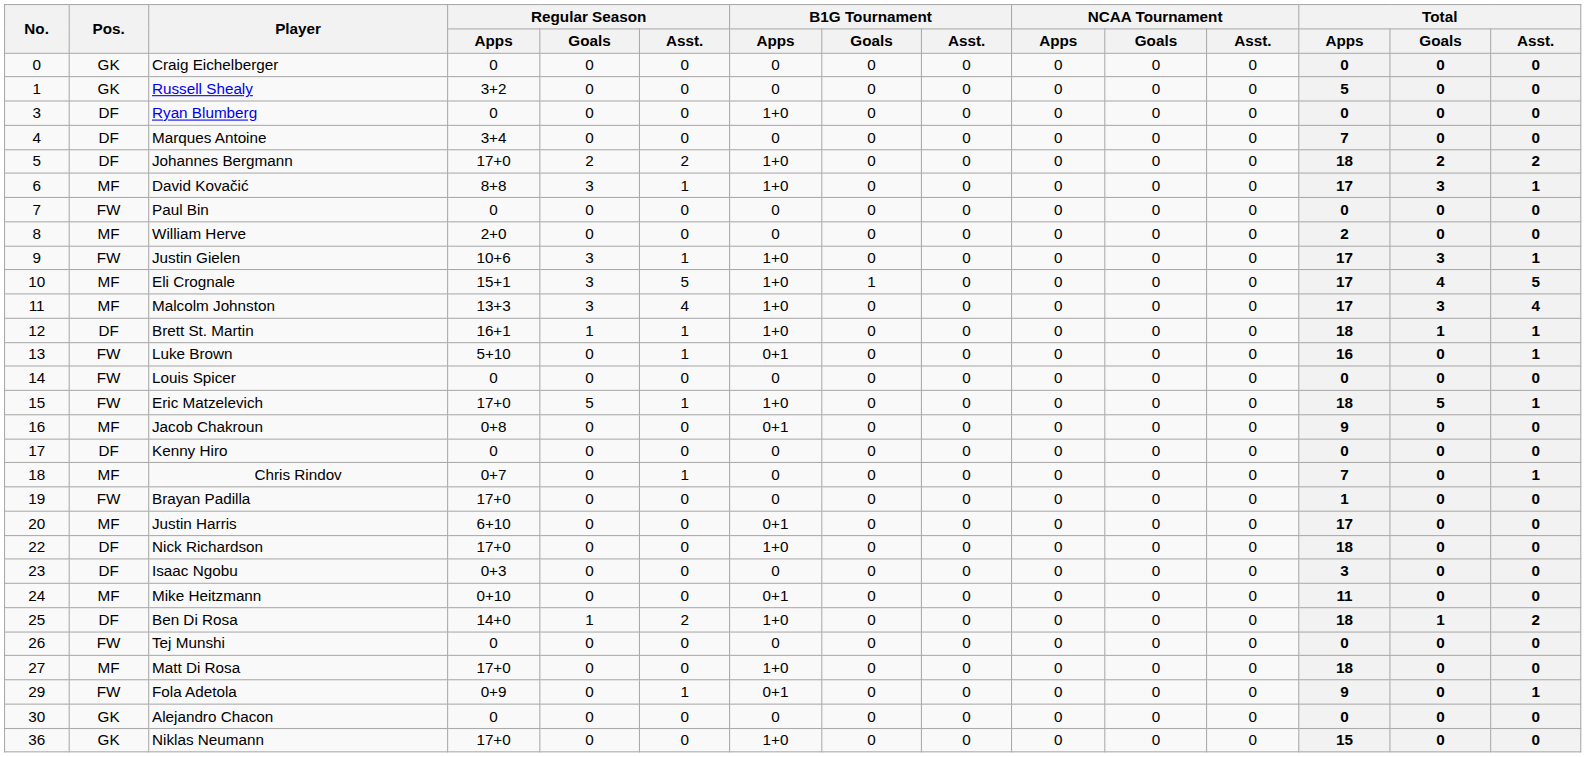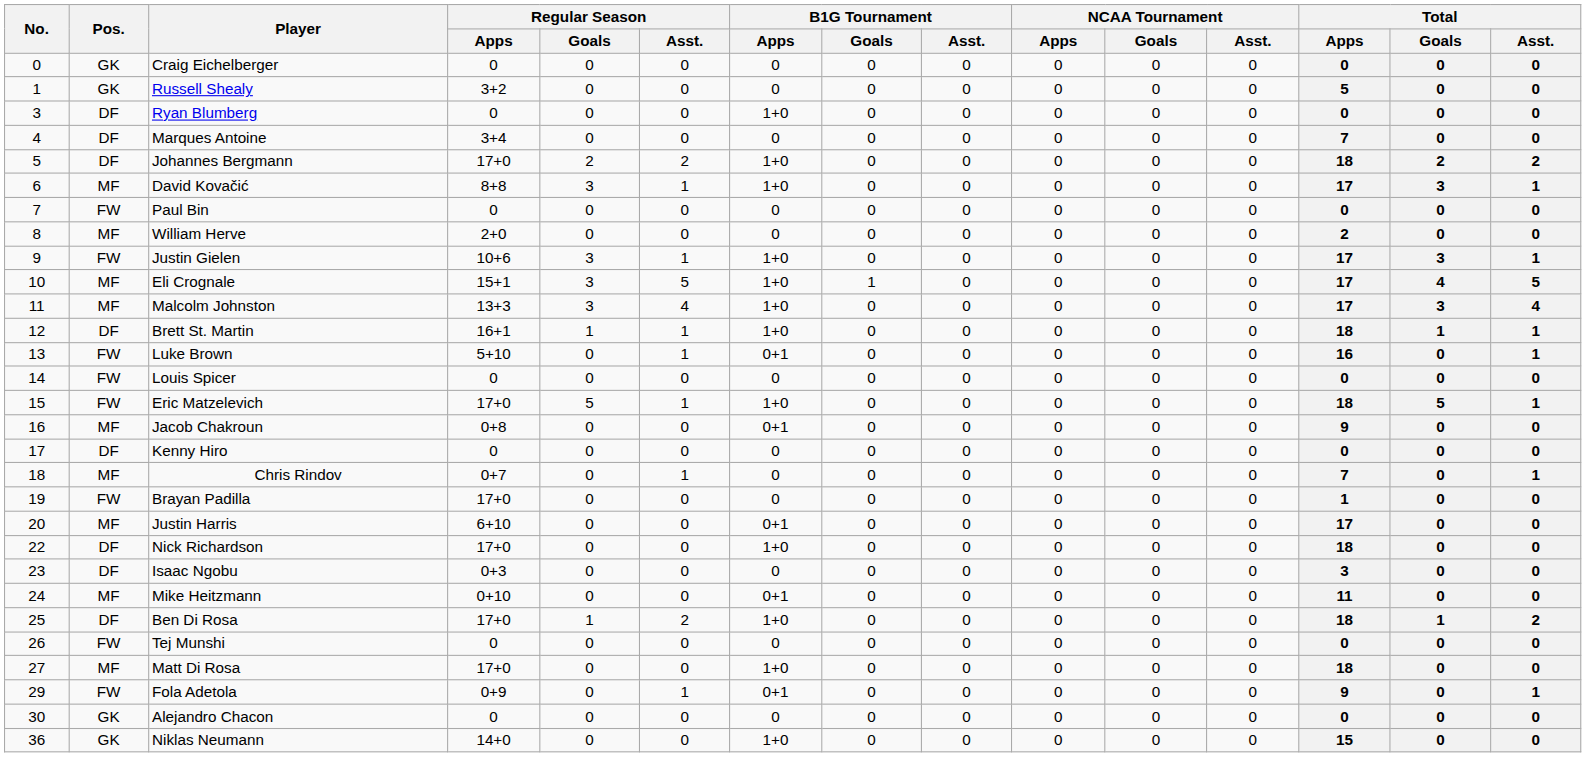(494, 620) 14+0 -> (494, 620) 17+0
(494, 740) 17+0 -> (494, 740) 14+0
